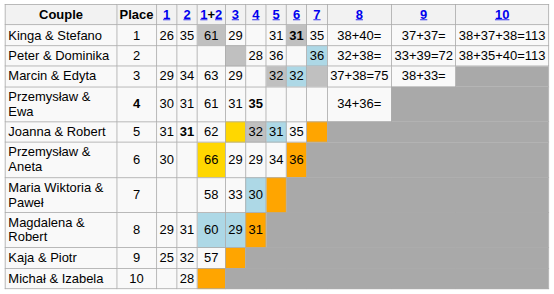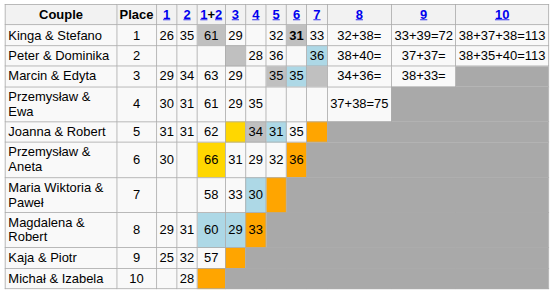(276, 35) 31 -> (276, 35) 32
(317, 35) 35 -> (317, 35) 33
(359, 35) 38+40= -> (359, 35) 32+38=
(424, 35) 37+37= -> (424, 35) 33+39=72
(359, 55) 32+38= -> (359, 55) 38+40=
(424, 55) 33+39=72 -> (424, 55) 37+37=
(276, 76) 32 -> (276, 76) 35
(297, 76) 32 -> (297, 76) 35
(359, 76) 37+38=75 -> (359, 76) 34+36=
(137, 104) bold -> (137, 104) normal
(235, 104) 31 -> (235, 104) 29
(256, 104) bold -> (256, 104) normal
(359, 104) 34+36= -> (359, 104) 37+38=75
(187, 132) bold -> (187, 132) normal
(256, 132) 32 -> (256, 132) 34
(235, 159) 29 -> (235, 159) 31
(276, 159) 34 -> (276, 159) 32
(256, 230) 31 -> (256, 230) 33
